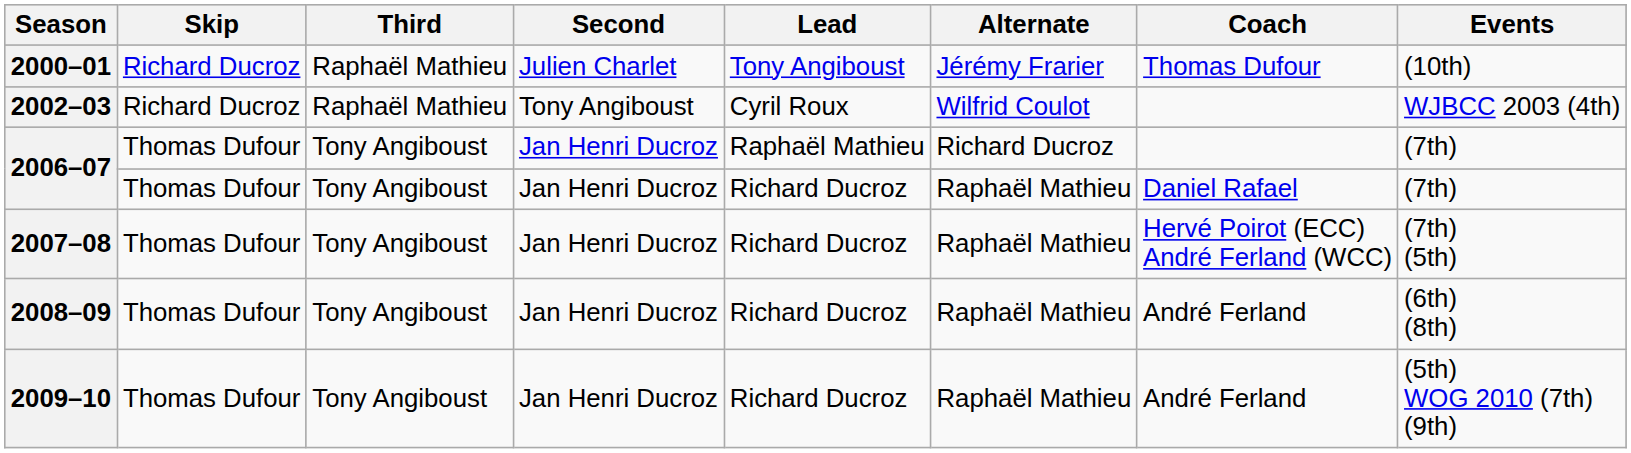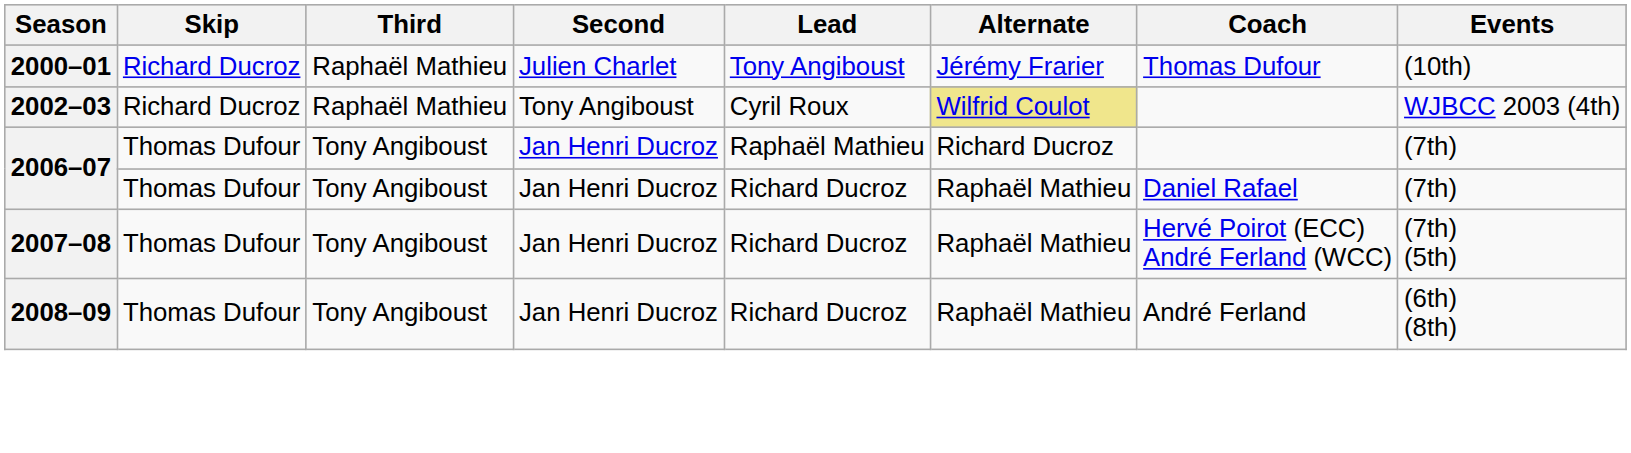(1013, 106) no background -> (1013, 106) khaki background
- row: (61, 397)
